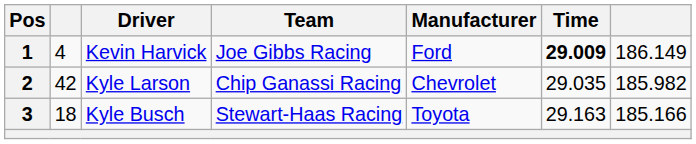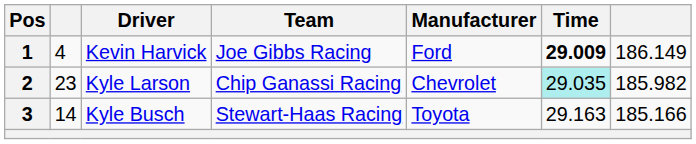(66, 83) 42 -> (66, 83) 23
(576, 83) no background -> (576, 83) paleturquoise background
(66, 114) 18 -> (66, 114) 14
